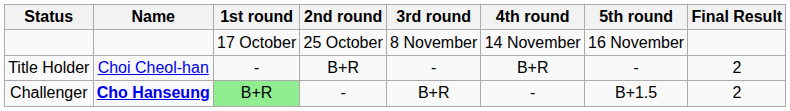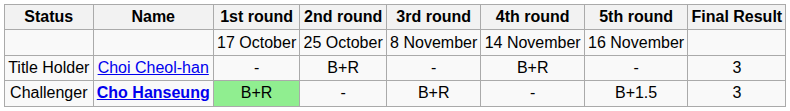(737, 67) 2 -> (737, 67) 3
(737, 93) 2 -> (737, 93) 3
